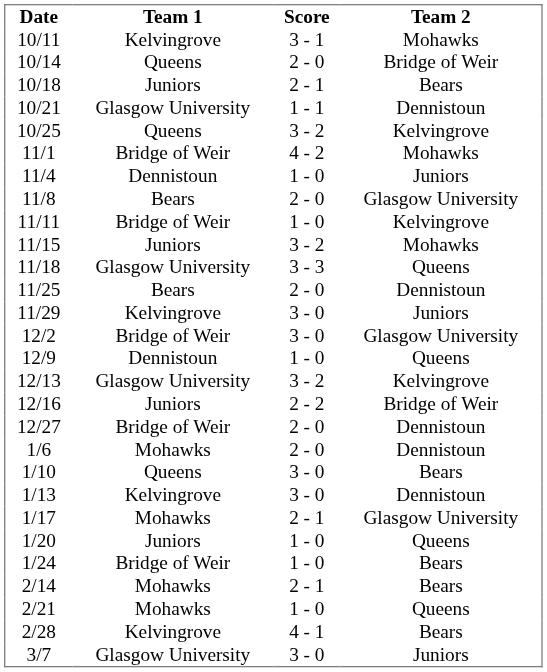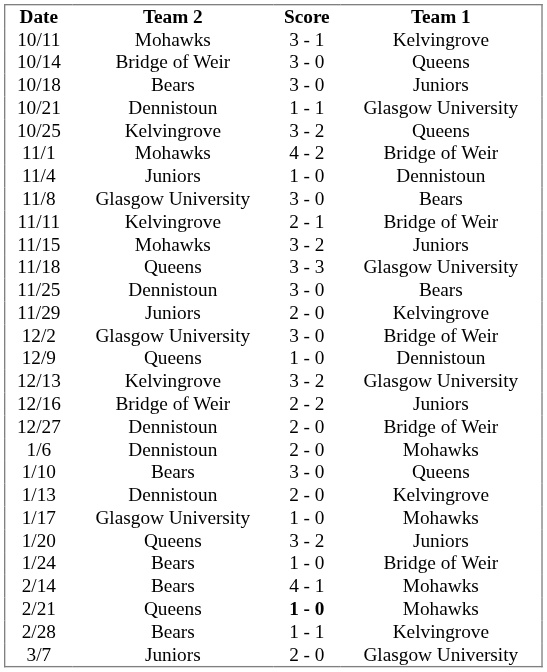columns swapped: (173, 16) <-> (441, 16)
(307, 62) 2 - 0 -> (307, 62) 3 - 0
(307, 84) 2 - 1 -> (307, 84) 3 - 0
(307, 198) 2 - 0 -> (307, 198) 3 - 0
(307, 221) 1 - 0 -> (307, 221) 2 - 1
(307, 289) 2 - 0 -> (307, 289) 3 - 0
(307, 312) 3 - 0 -> (307, 312) 2 - 0
(307, 494) 3 - 0 -> (307, 494) 2 - 0
(307, 517) 2 - 1 -> (307, 517) 1 - 0
(307, 540) 1 - 0 -> (307, 540) 3 - 2
(307, 586) 2 - 1 -> (307, 586) 4 - 1
(307, 608) normal -> (307, 608) bold
(307, 631) 4 - 1 -> (307, 631) 1 - 1
(307, 654) 3 - 0 -> (307, 654) 2 - 0
